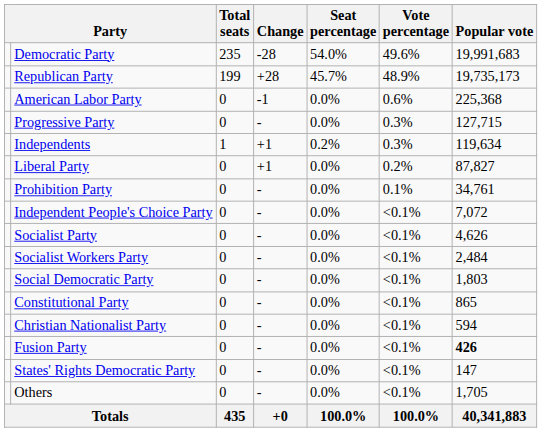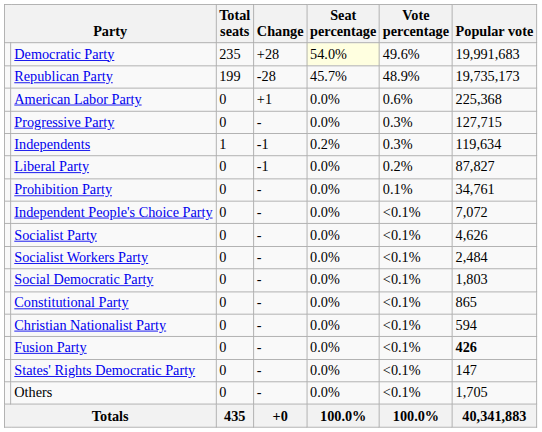(266, 54) -28 -> (268, 54) +28
(329, 54) no background -> (329, 54) lightyellow background
(268, 76) +28 -> (266, 76) -28
(263, 99) -1 -> (264, 99) +1
(264, 144) +1 -> (263, 144) -1
(264, 167) +1 -> (263, 167) -1
